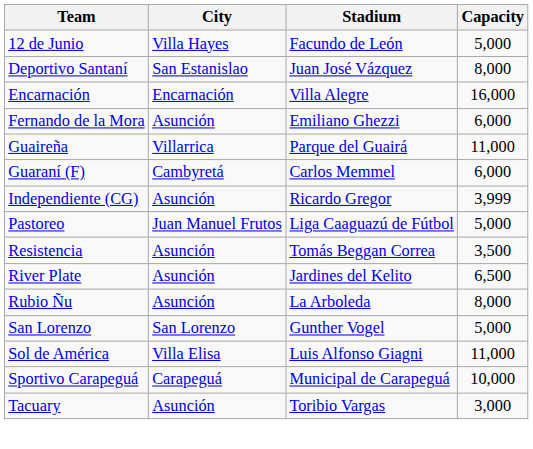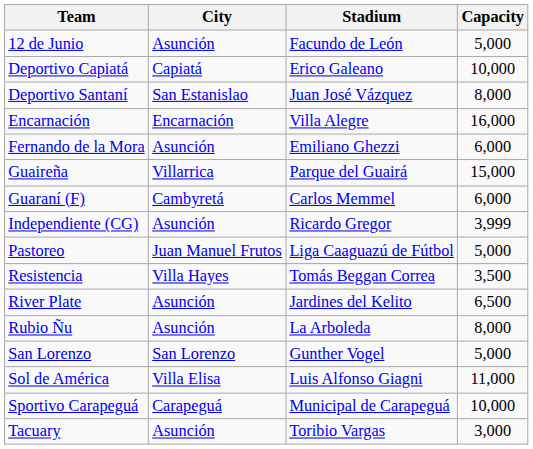(190, 43) Villa Hayes -> (183, 43) Asunción
+ row: (68, 69)
(493, 146) 11,000 -> (493, 172) 15,000
(183, 250) Asunción -> (190, 276) Villa Hayes
